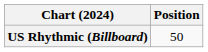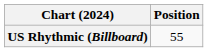(177, 36) 50 -> (177, 36) 55
